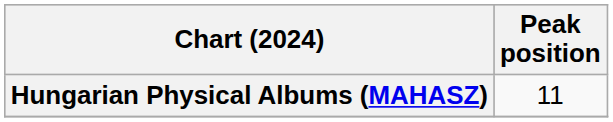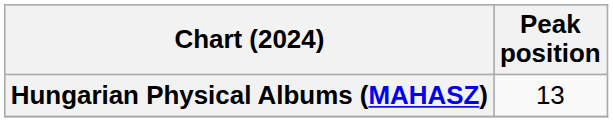(550, 95) 11 -> (550, 95) 13
